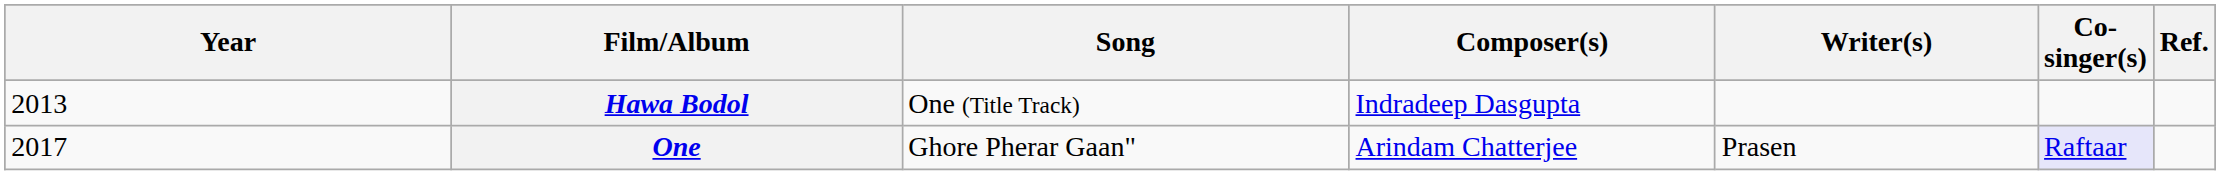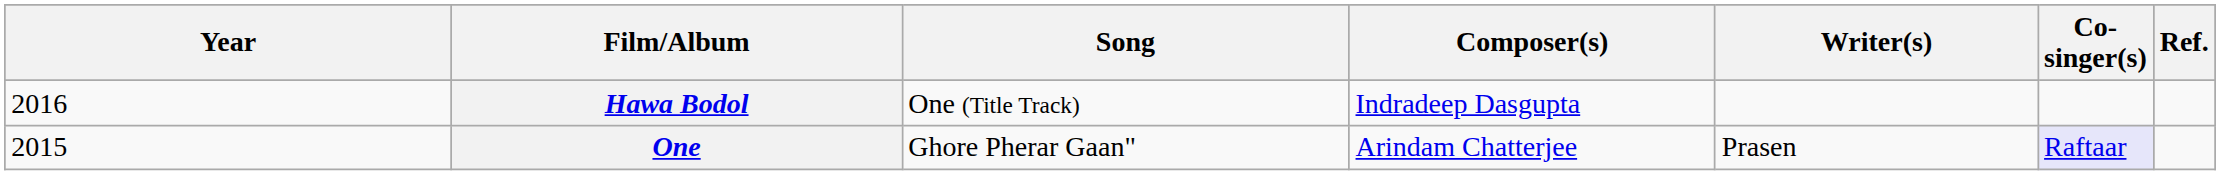(39, 102) 2013 -> (39, 102) 2016
(39, 147) 2017 -> (39, 147) 2015
